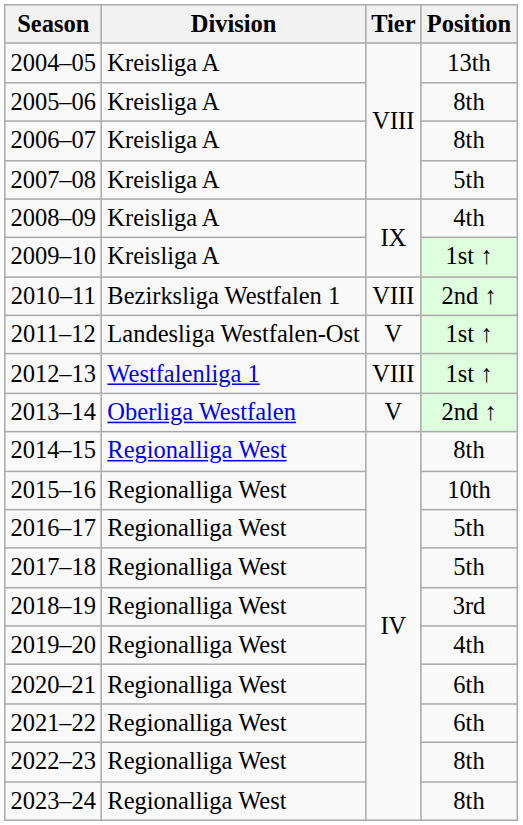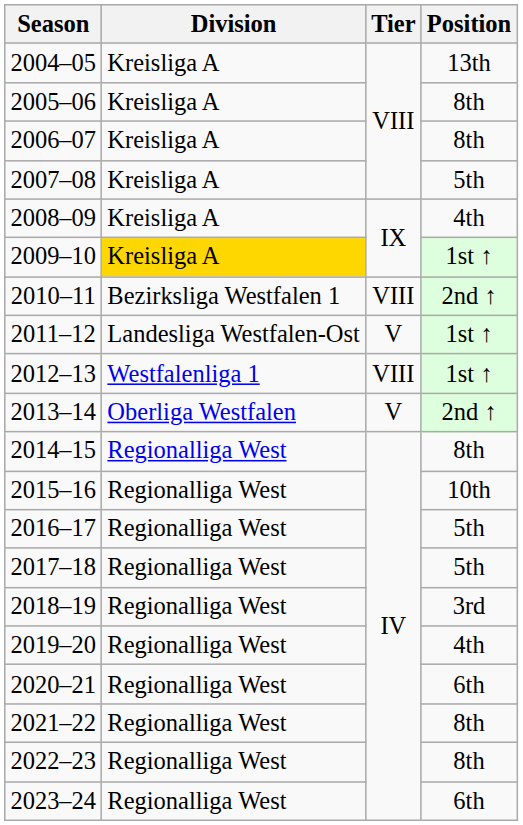(163, 256) no background -> (163, 256) gold background
(469, 722) 6th -> (469, 722) 8th
(469, 800) 8th -> (469, 800) 6th
